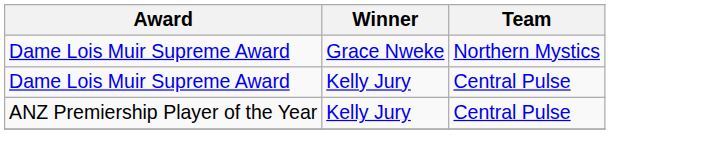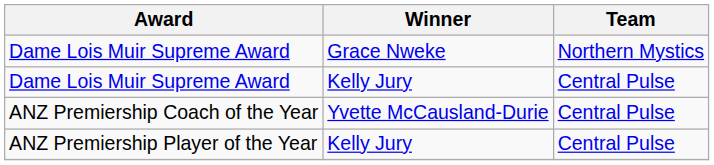+ row: (164, 112)
